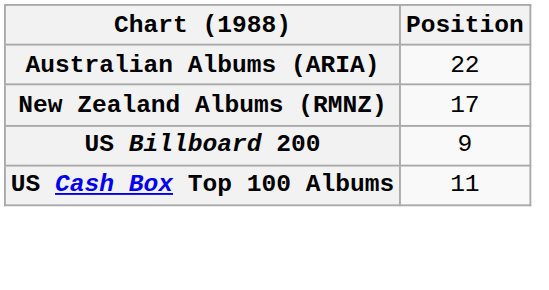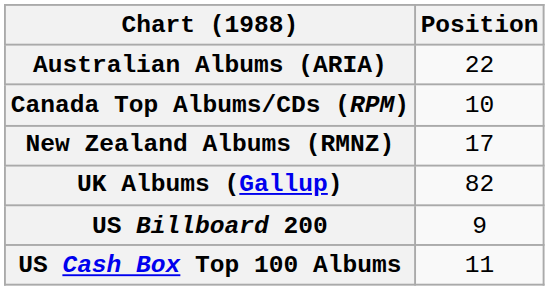+ row: (210, 105)
+ row: (210, 185)
